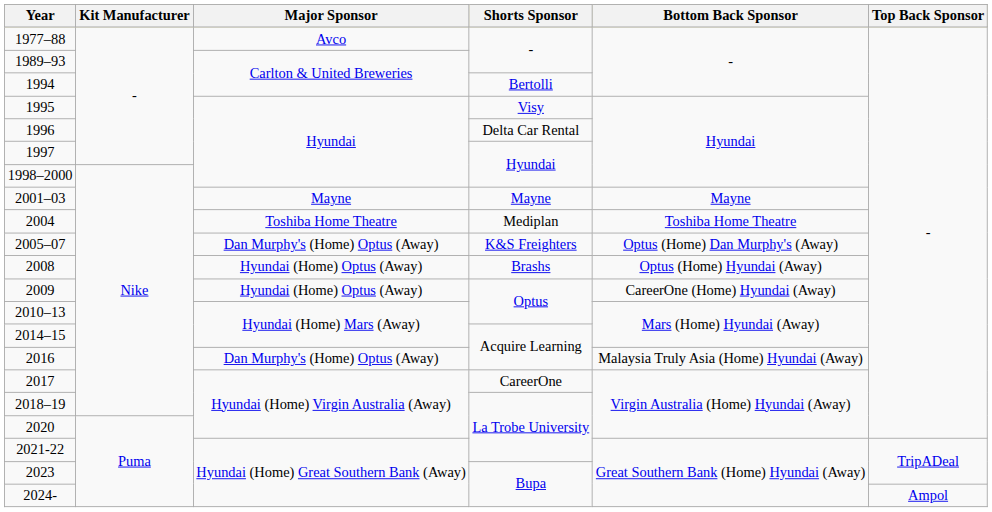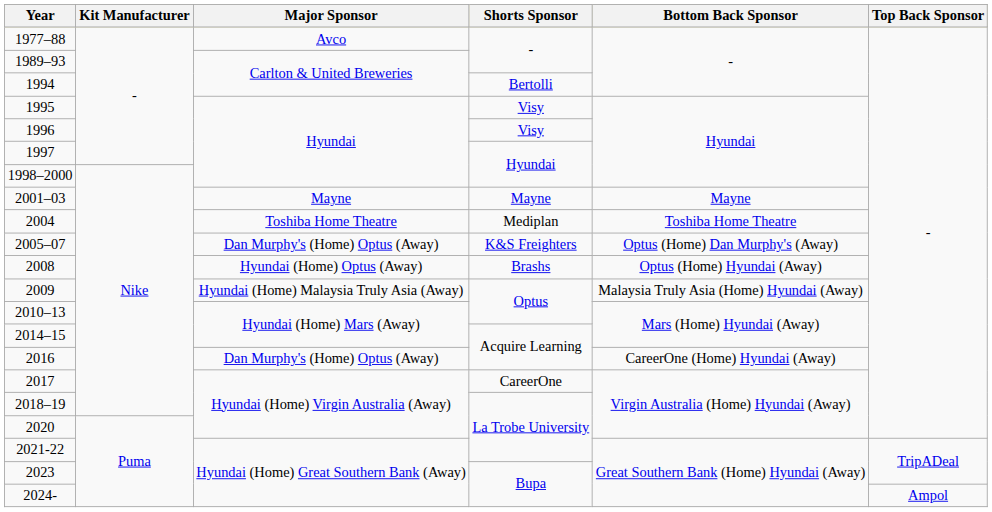(531, 130) Delta Car Rental -> (531, 130) Visy
(331, 289) Hyundai (Home) Optus (Away) -> (331, 289) Hyundai (Home) Malaysia Truly Asia (Away)
(731, 289) CareerOne (Home) Hyundai (Away) -> (731, 289) Malaysia Truly Asia (Home) Hyundai (Away)
(731, 358) Malaysia Truly Asia (Home) Hyundai (Away) -> (731, 358) CareerOne (Home) Hyundai (Away)
